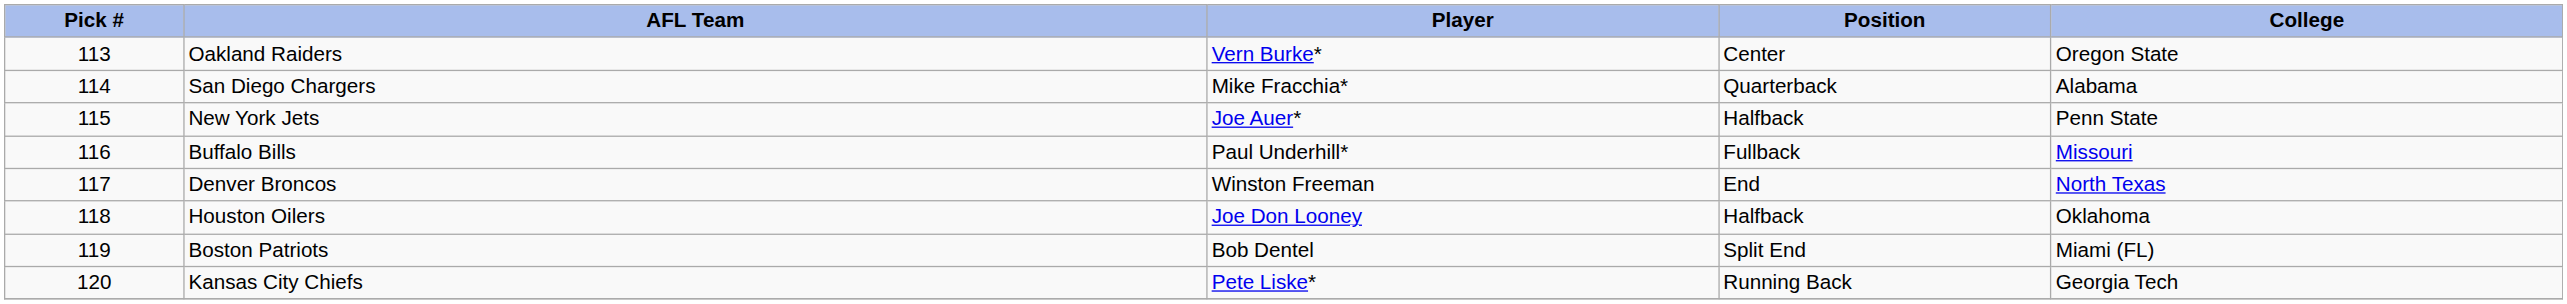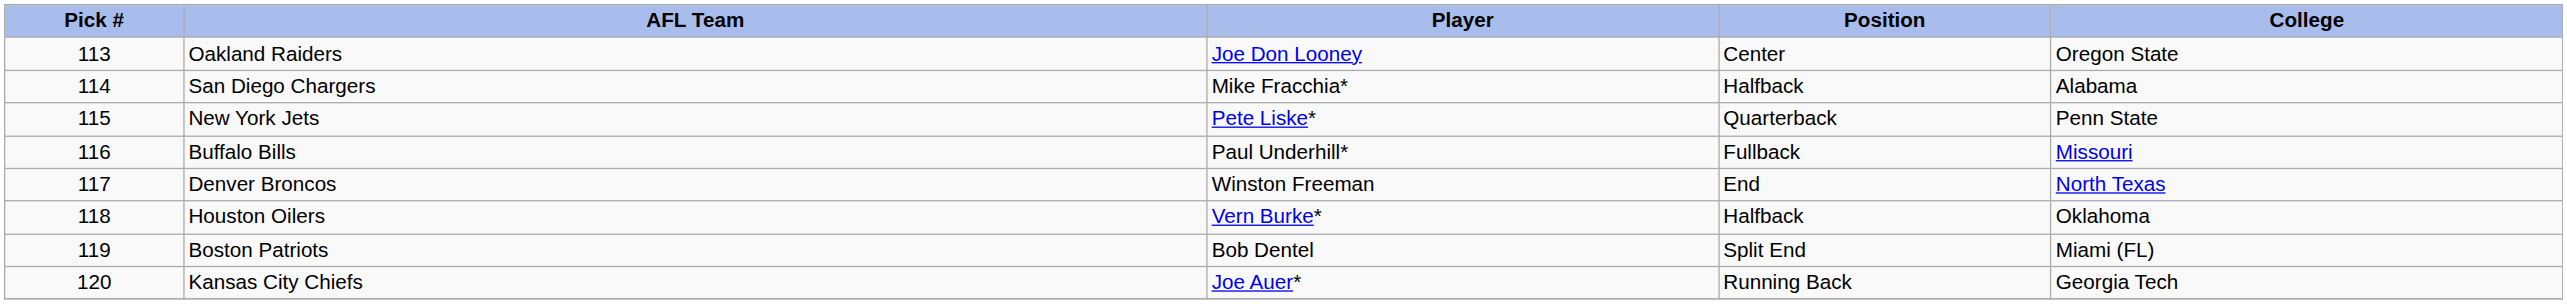(1267, 53) Vern Burke* -> (1287, 53) Joe Don Looney
(1780, 86) Quarterback -> (1763, 86) Halfback
(1256, 119) Joe Auer* -> (1264, 119) Pete Liske*
(1763, 119) Halfback -> (1780, 119) Quarterback
(1287, 217) Joe Don Looney -> (1267, 217) Vern Burke*
(1264, 282) Pete Liske* -> (1256, 282) Joe Auer*
